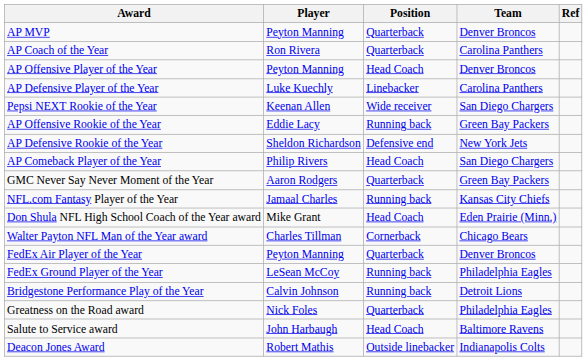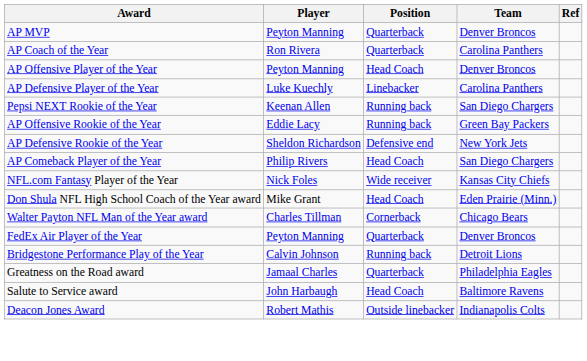(399, 106) Wide receiver -> (399, 106) Running back
- row: (110, 180)
(302, 198) Jamaal Charles -> (292, 180) Nick Foles
(399, 198) Running back -> (399, 180) Wide receiver
- row: (85, 273)
(292, 310) Nick Foles -> (302, 273) Jamaal Charles
